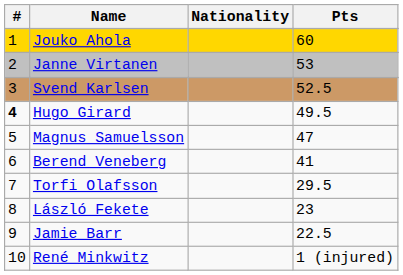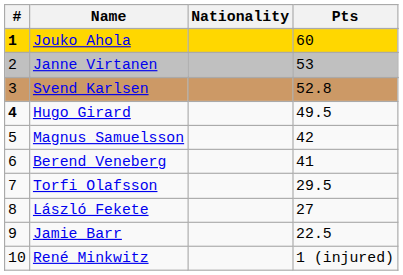(13, 41) normal -> (13, 41) bold
(314, 89) 52.5 -> (314, 89) 52.8
(305, 137) 47 -> (305, 137) 42
(305, 210) 23 -> (305, 210) 27
